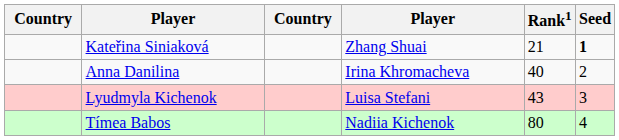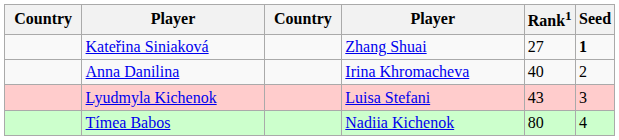(536, 46) 21 -> (536, 46) 27
